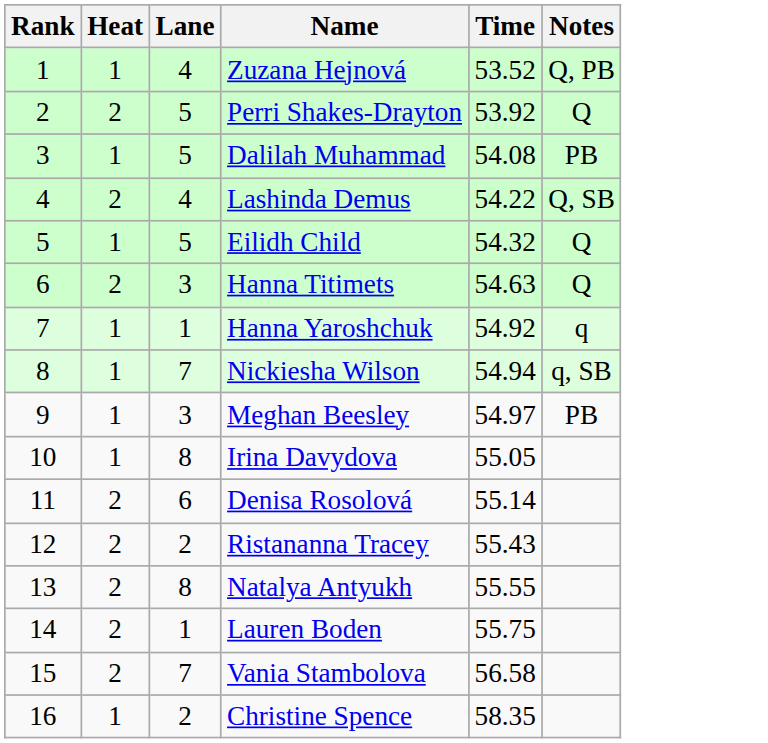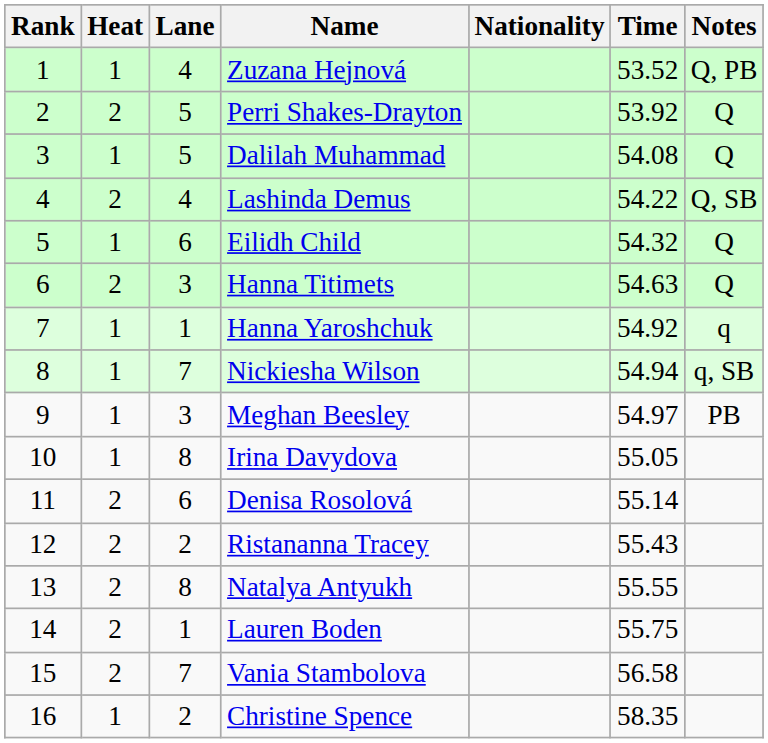+ column: (540, 26)
(582, 155) PB -> (724, 155) Q
(185, 241) 5 -> (185, 241) 6
